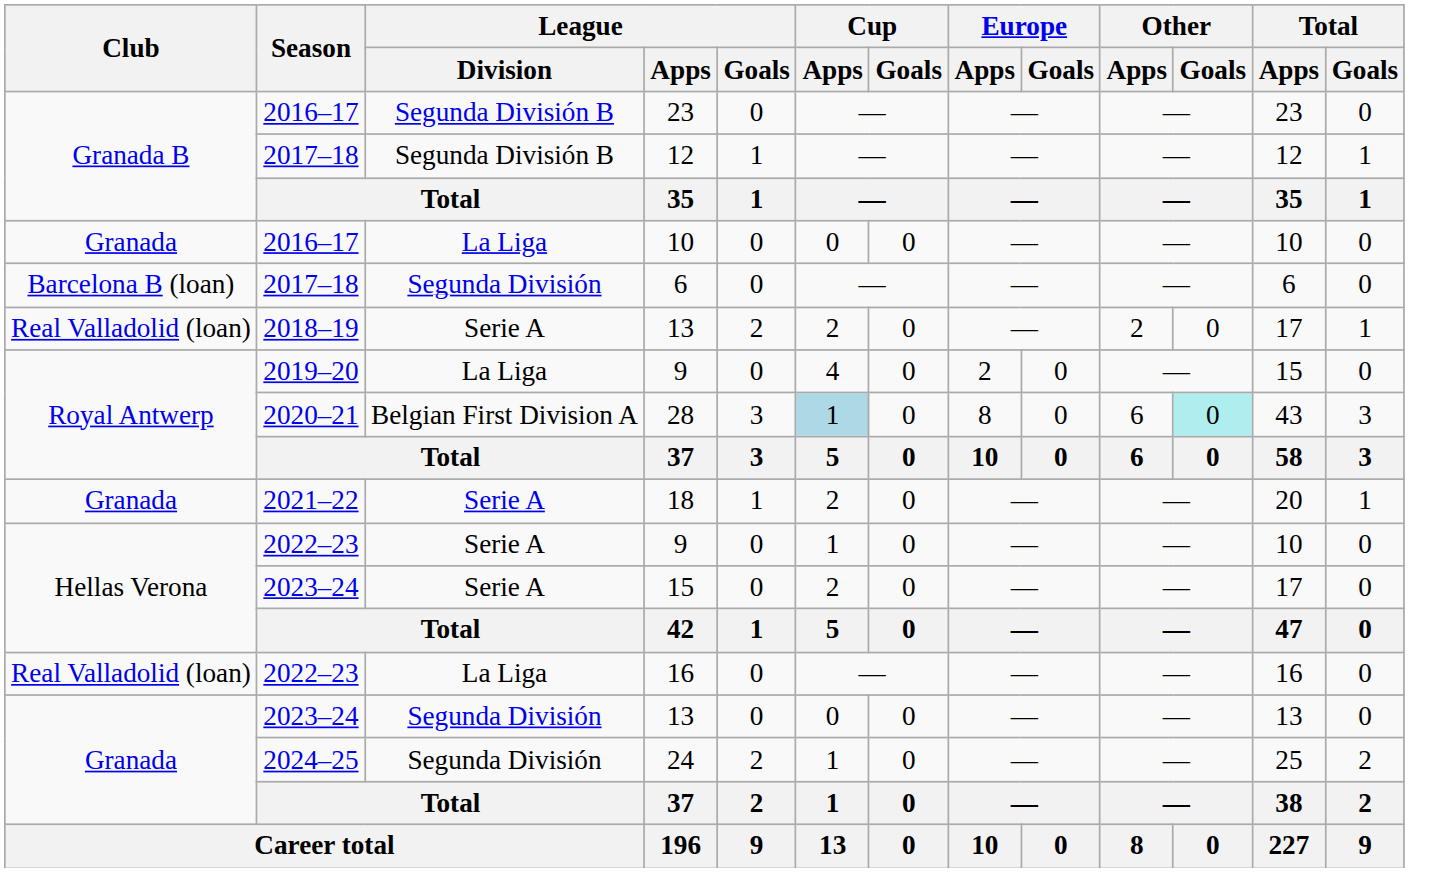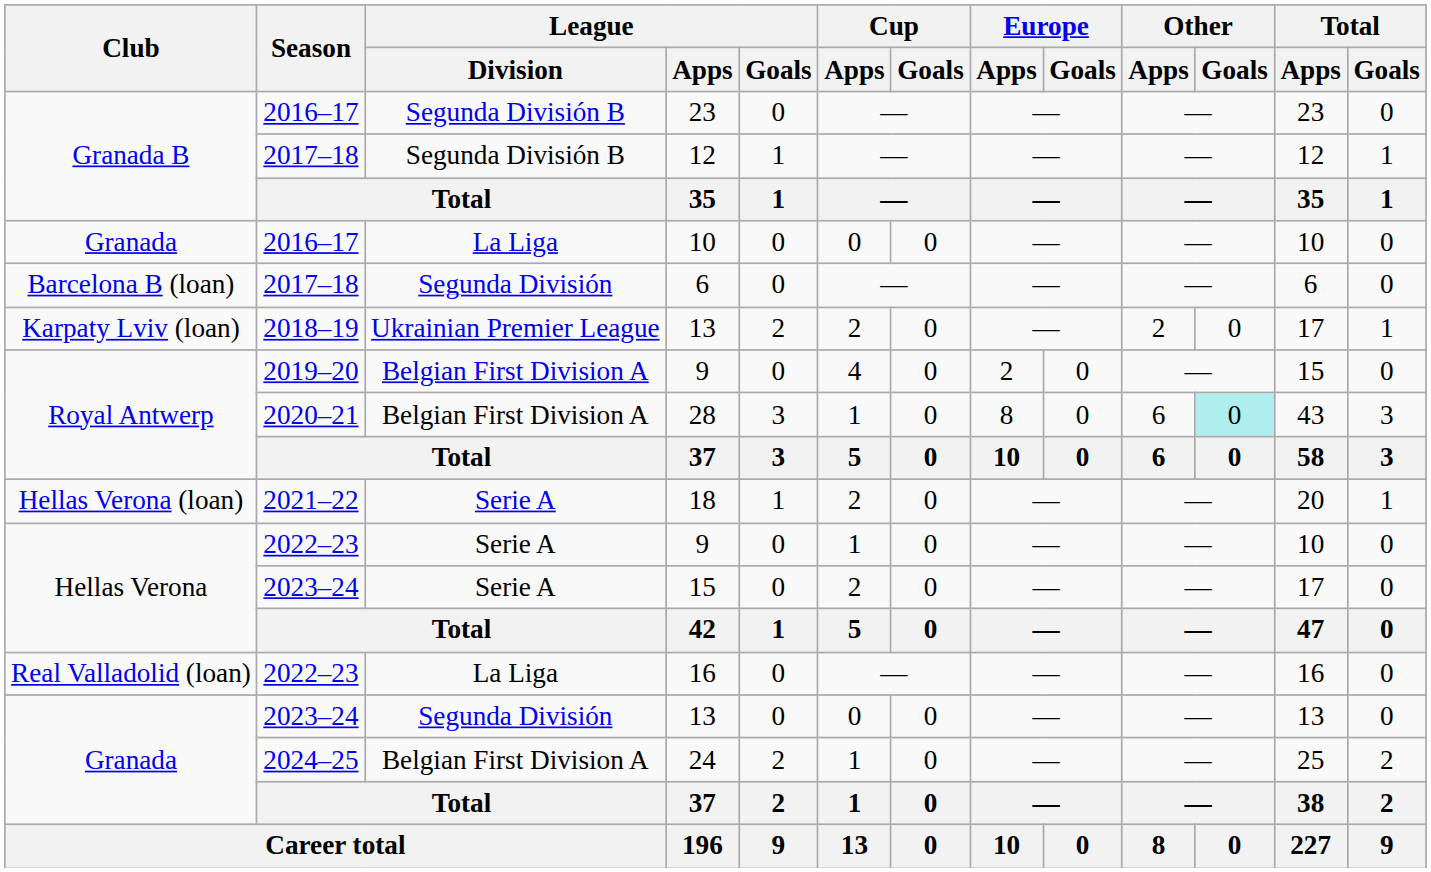(131, 328) Real Valladolid (loan) -> (131, 328) Karpaty Lviv (loan)
(504, 328) Serie A -> (515, 328) Ukrainian Premier League
(504, 371) La Liga -> (515, 371) Belgian First Division A
(833, 414) lightblue background -> (854, 414) no background
(131, 500) Granada -> (131, 500) Hellas Verona (loan)
(504, 759) Segunda División -> (515, 759) Belgian First Division A
